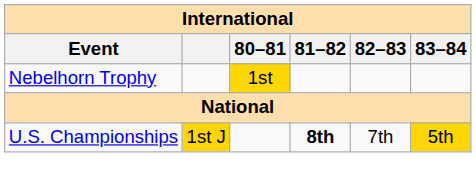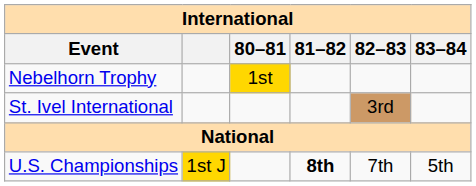+ row: (91, 107)
(441, 136) gold background -> (441, 166) no background
